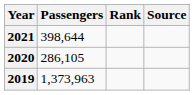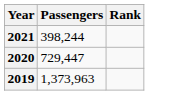- column: (167, 15)
(62, 36) 398,644 -> (62, 36) 398,244
(62, 57) 286,105 -> (62, 57) 729,447
